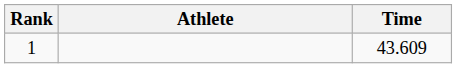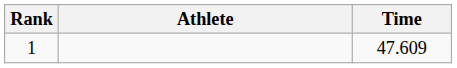(402, 47) 43.609 -> (402, 47) 47.609
